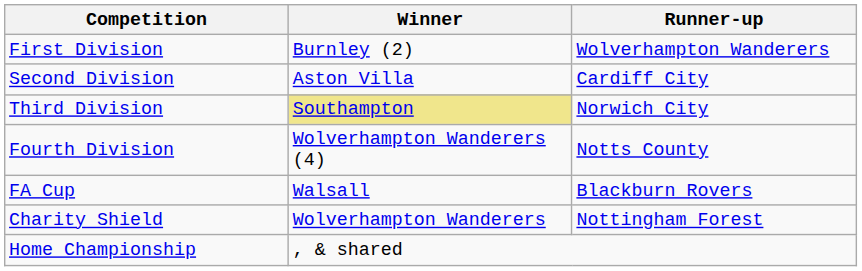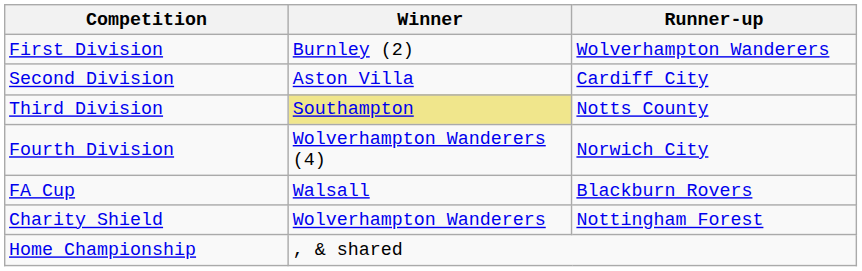(642, 109) Norwich City -> (642, 109) Notts County
(642, 150) Notts County -> (642, 150) Norwich City
